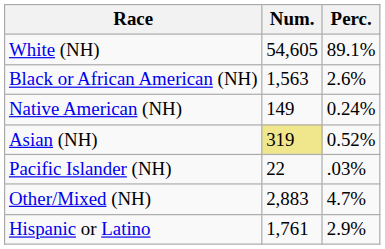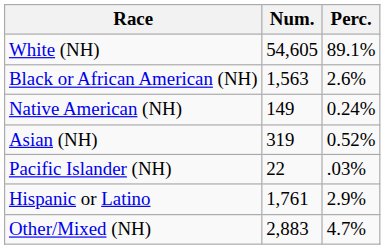(280, 139) khaki background -> (280, 139) no background
rows swapped: (80, 199) <-> (80, 229)
